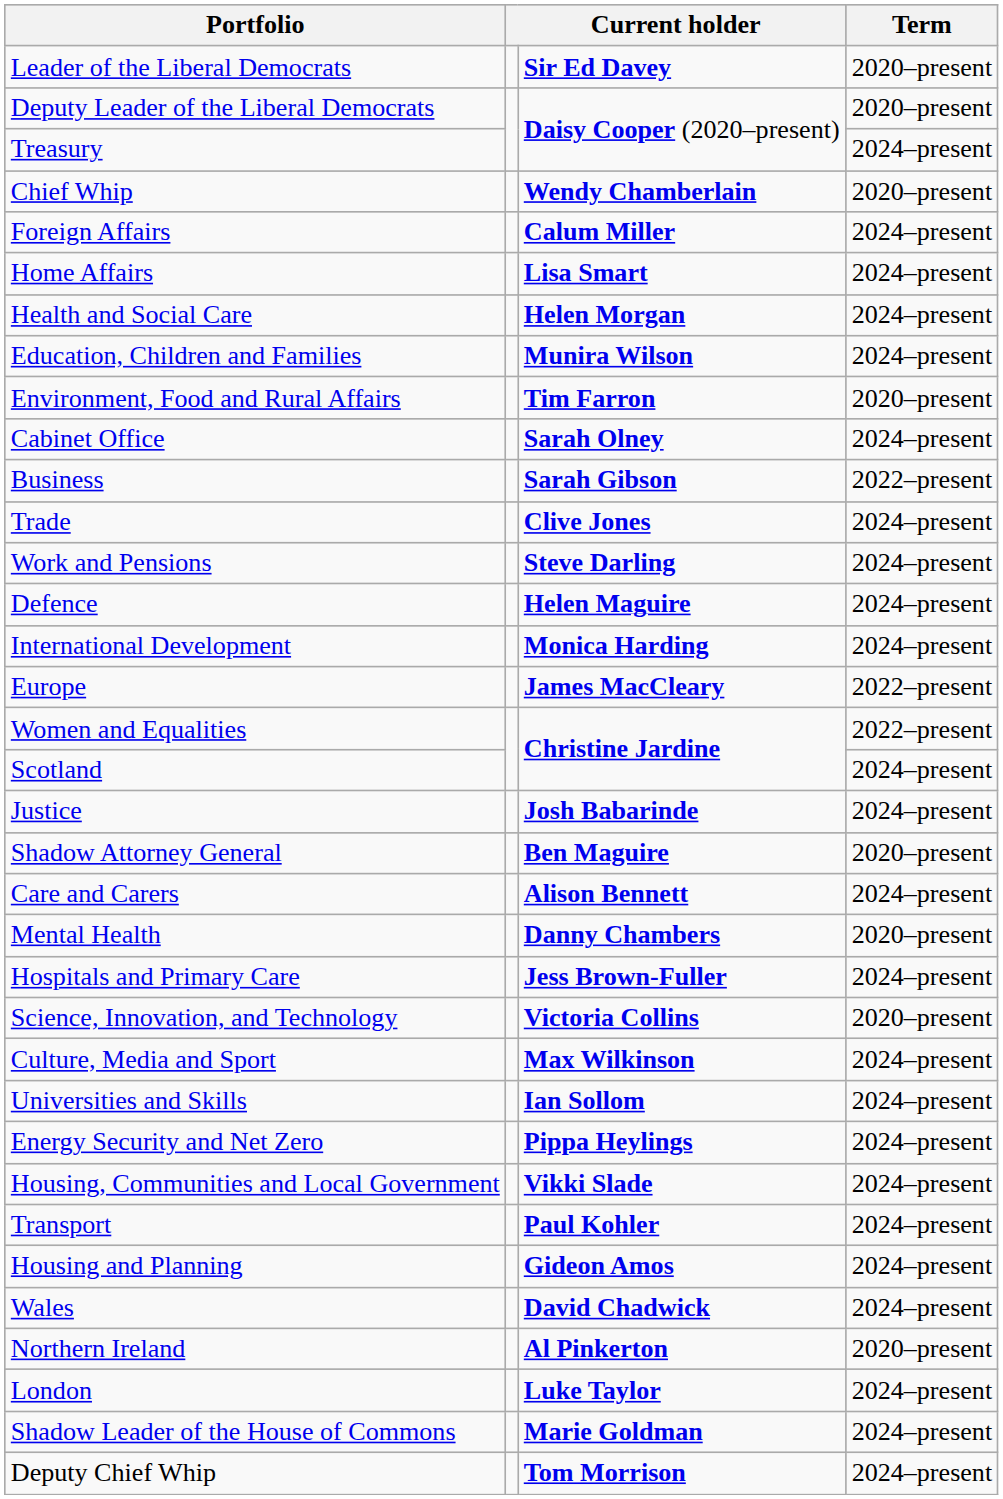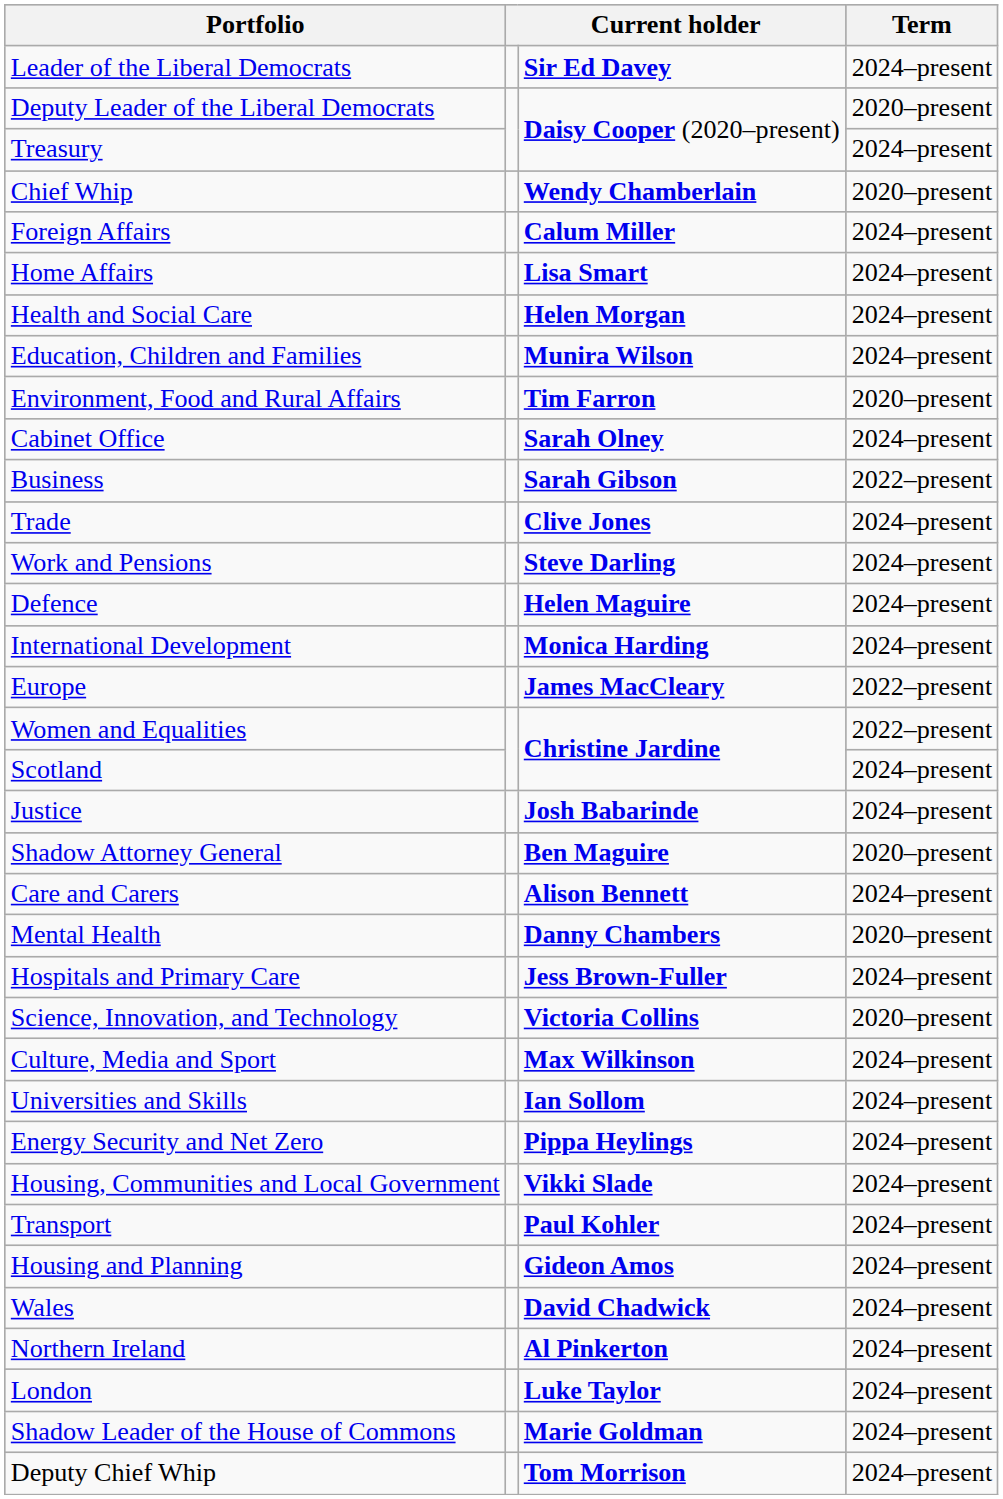(922, 66) 2020–present -> (922, 66) 2024–present
(922, 1348) 2020–present -> (922, 1348) 2024–present
